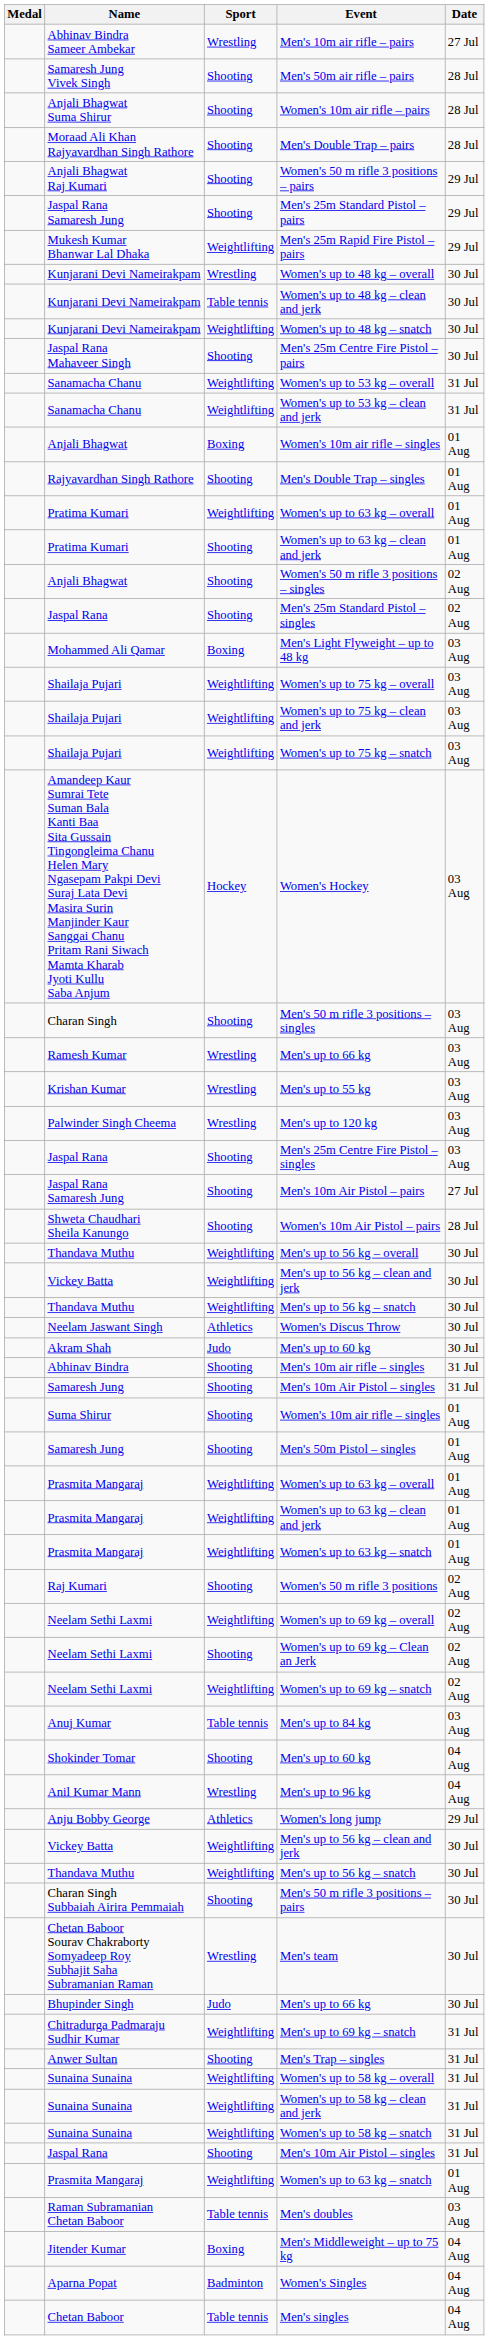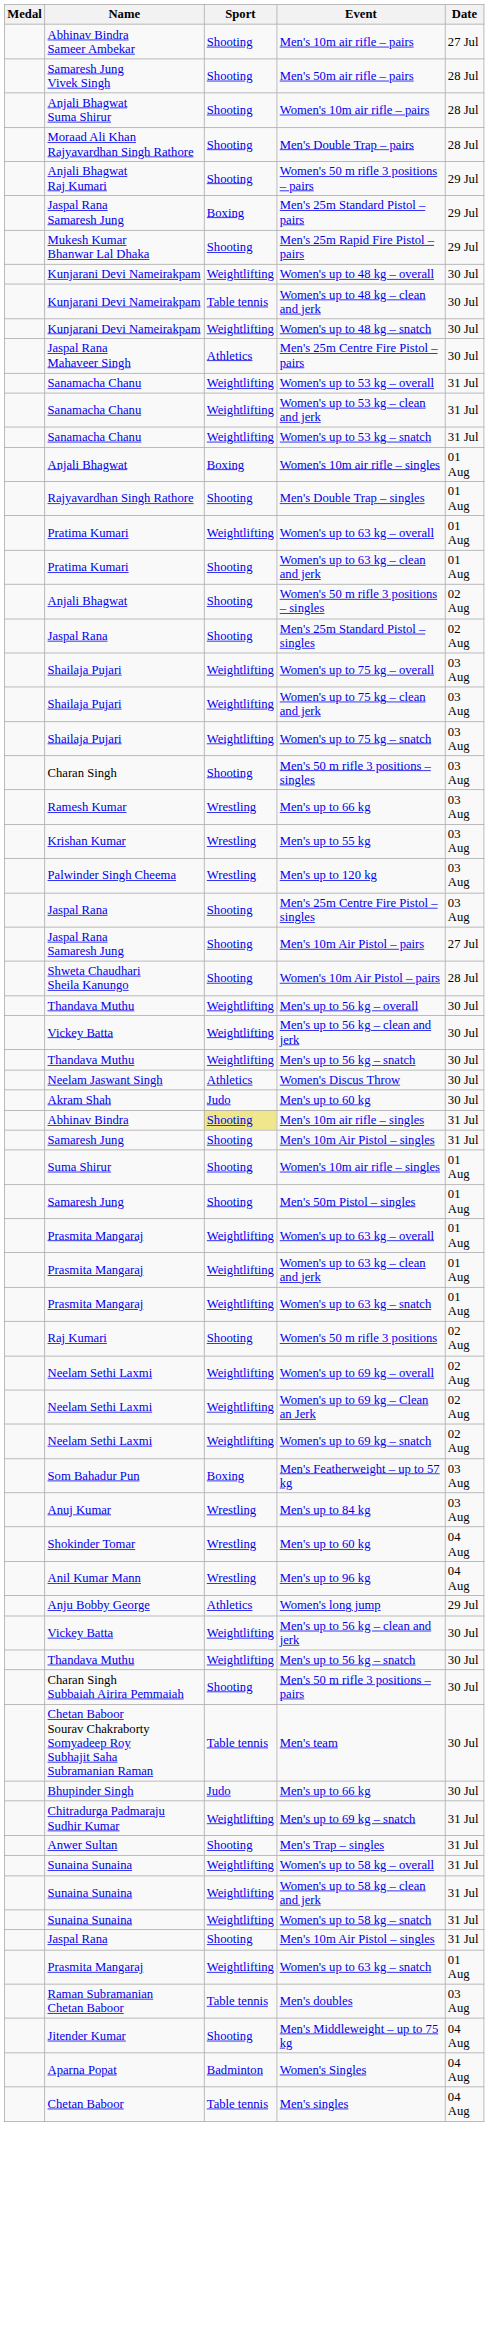(232, 41) Wrestling -> (230, 41) Shooting
(230, 213) Shooting -> (225, 213) Boxing
(241, 247) Weightlifting -> (230, 247) Shooting
(232, 274) Wrestling -> (240, 274) Weightlifting
(230, 355) Shooting -> (230, 355) Athletics
+ row: (94, 437)
- row: (106, 650)
- row: (104, 886)
(230, 1367) no background -> (230, 1120) khaki background
(230, 1654) Shooting -> (240, 1407) Weightlifting
+ row: (94, 1475)
(238, 1723) Table tennis -> (231, 1509) Wrestling
(230, 1757) Shooting -> (231, 1544) Wrestling
(232, 1956) Wrestling -> (237, 1742) Table tennis
(226, 2248) Boxing -> (230, 2035) Shooting
